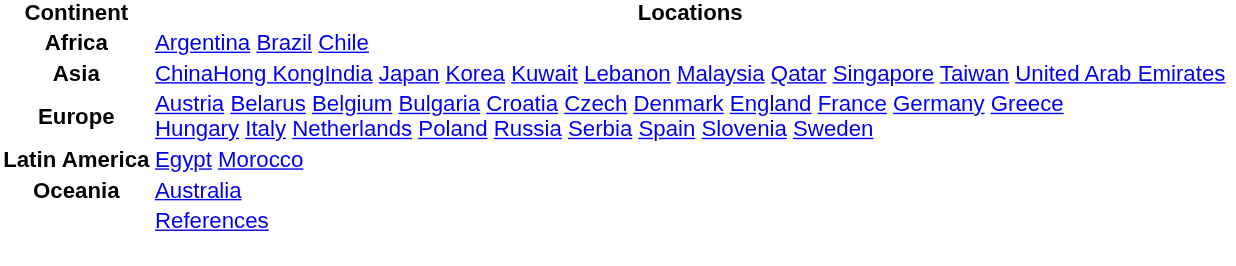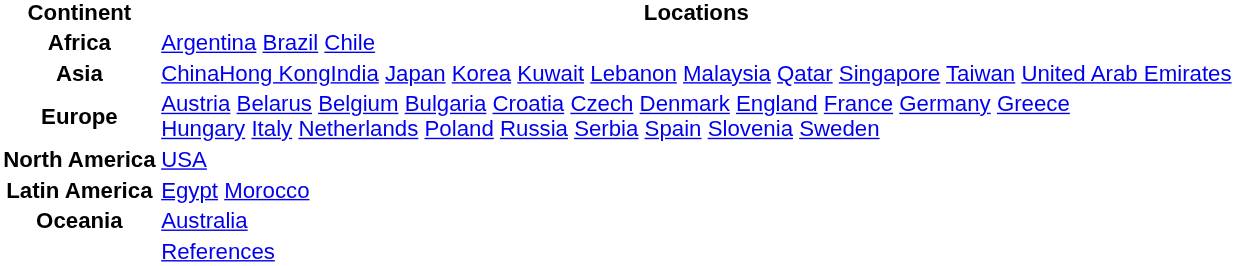+ row: (79, 159)
